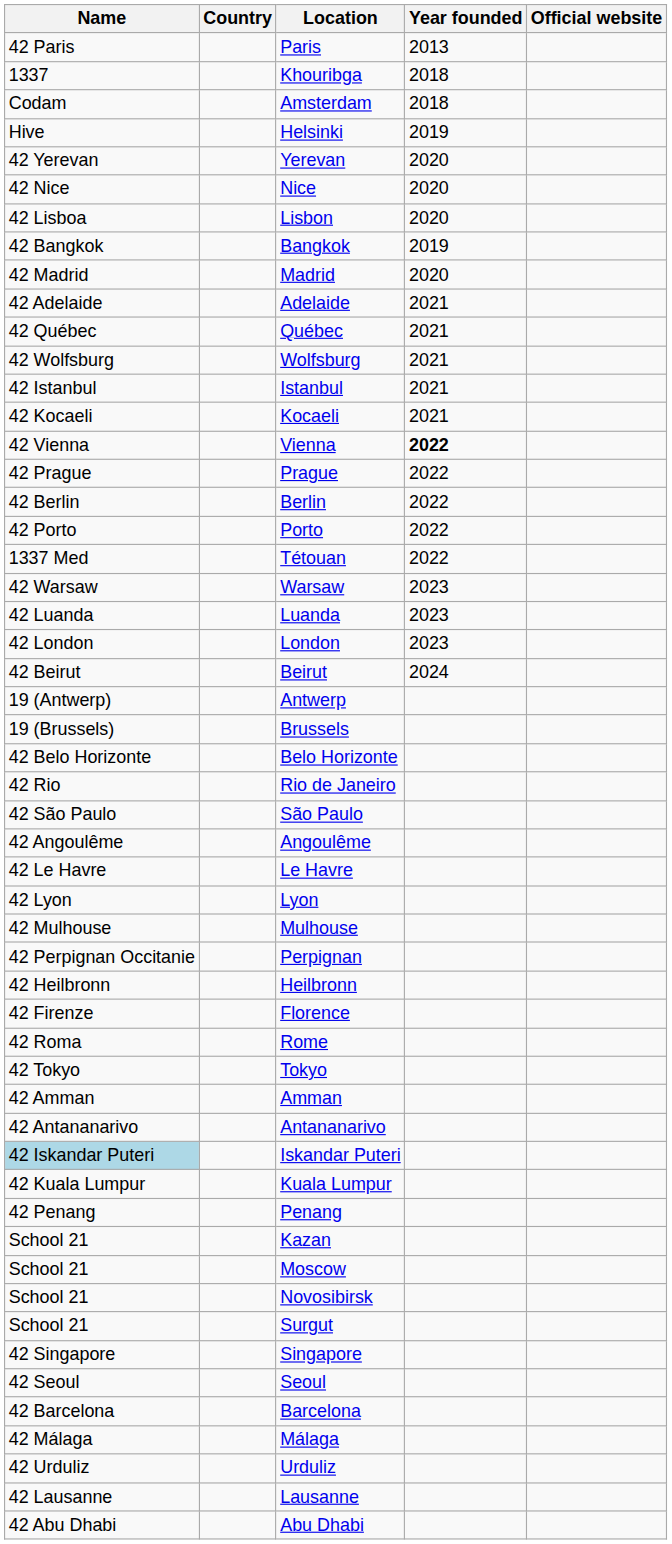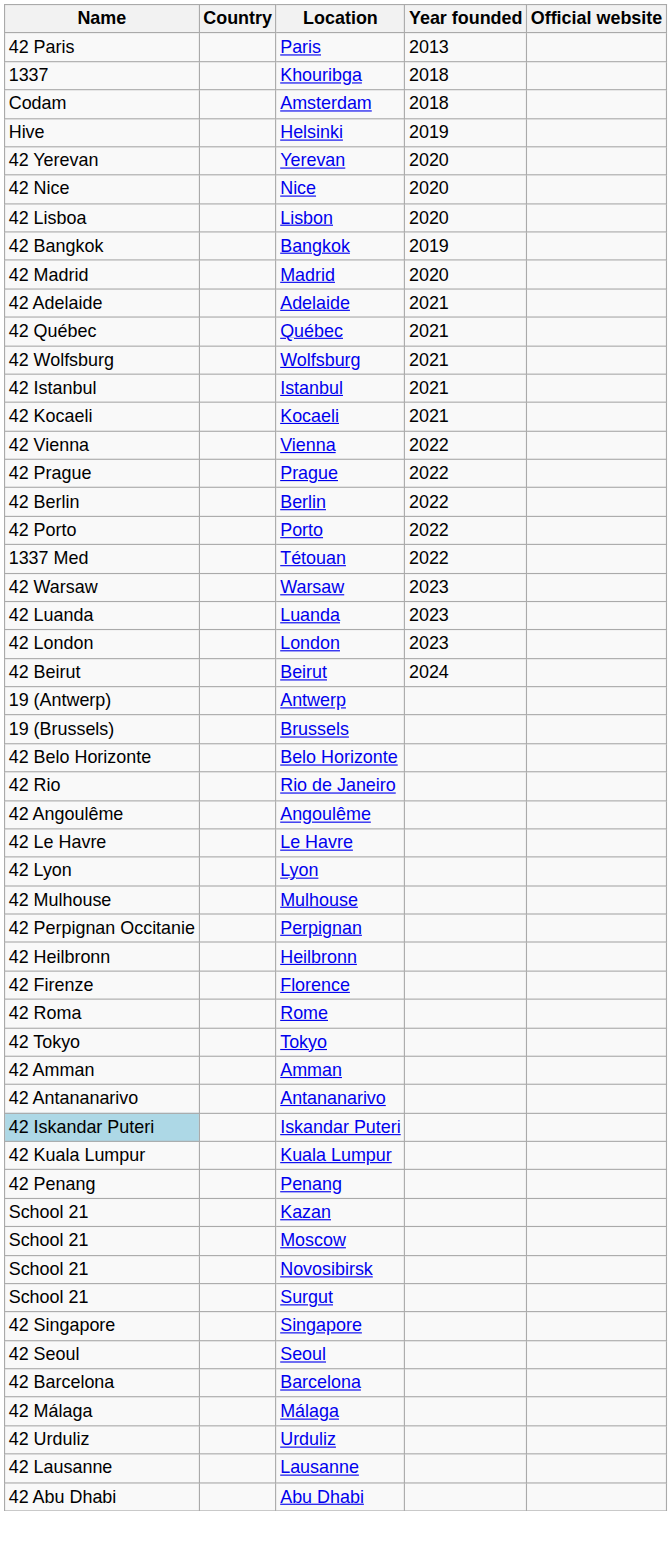(429, 445) bold -> (429, 445) normal
- row: (322, 814)
